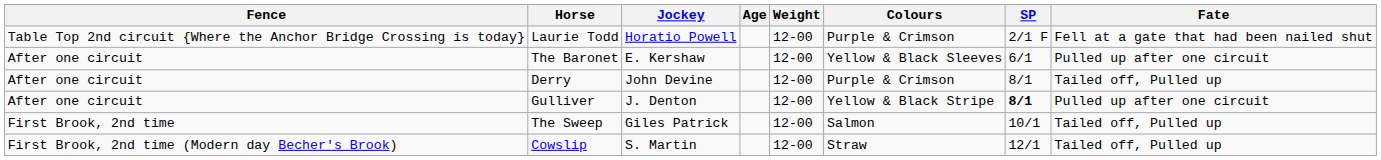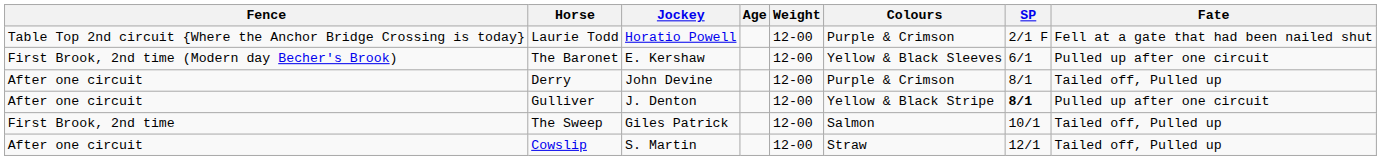(75, 59) After one circuit -> (203, 59) First Brook, 2nd time (Modern day Becher's Brook)
(203, 145) First Brook, 2nd time (Modern day Becher's Brook) -> (75, 145) After one circuit
